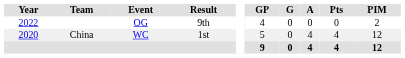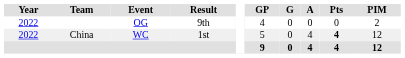(28, 35) 2020 -> (28, 35) 2022
(336, 35) normal -> (336, 35) bold
